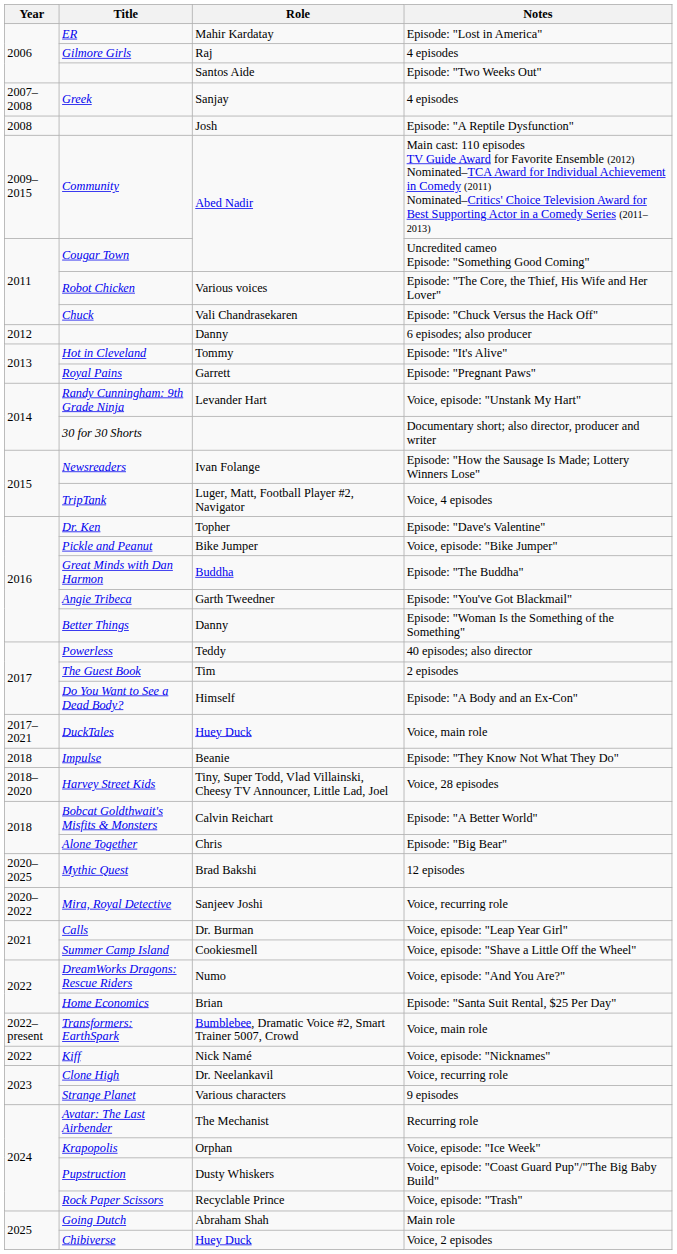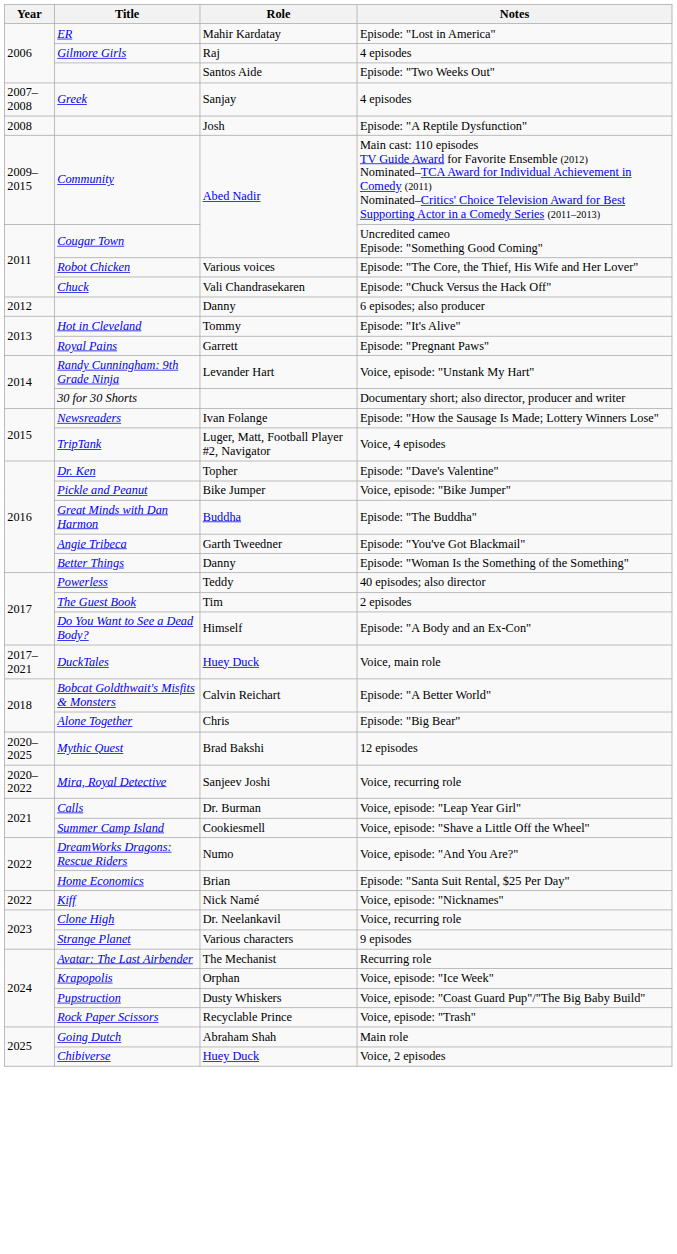- row: (82, 757)
- row: (109, 784)
- row: (97, 1029)
